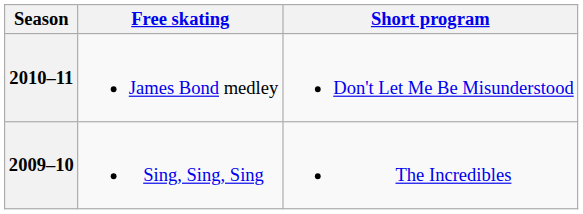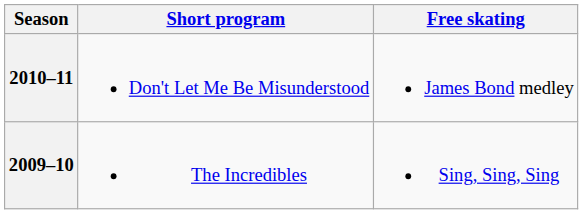columns swapped: (430, 19) <-> (180, 19)
